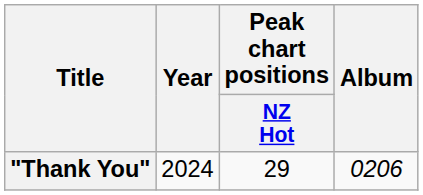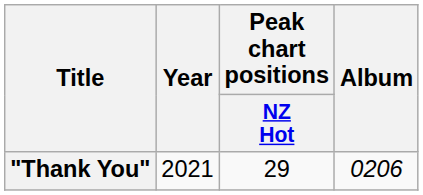(188, 170) 2024 -> (188, 170) 2021
